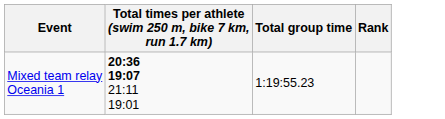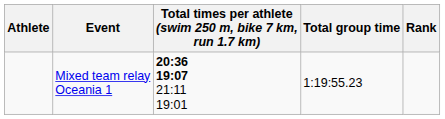+ column: (28, 28)
